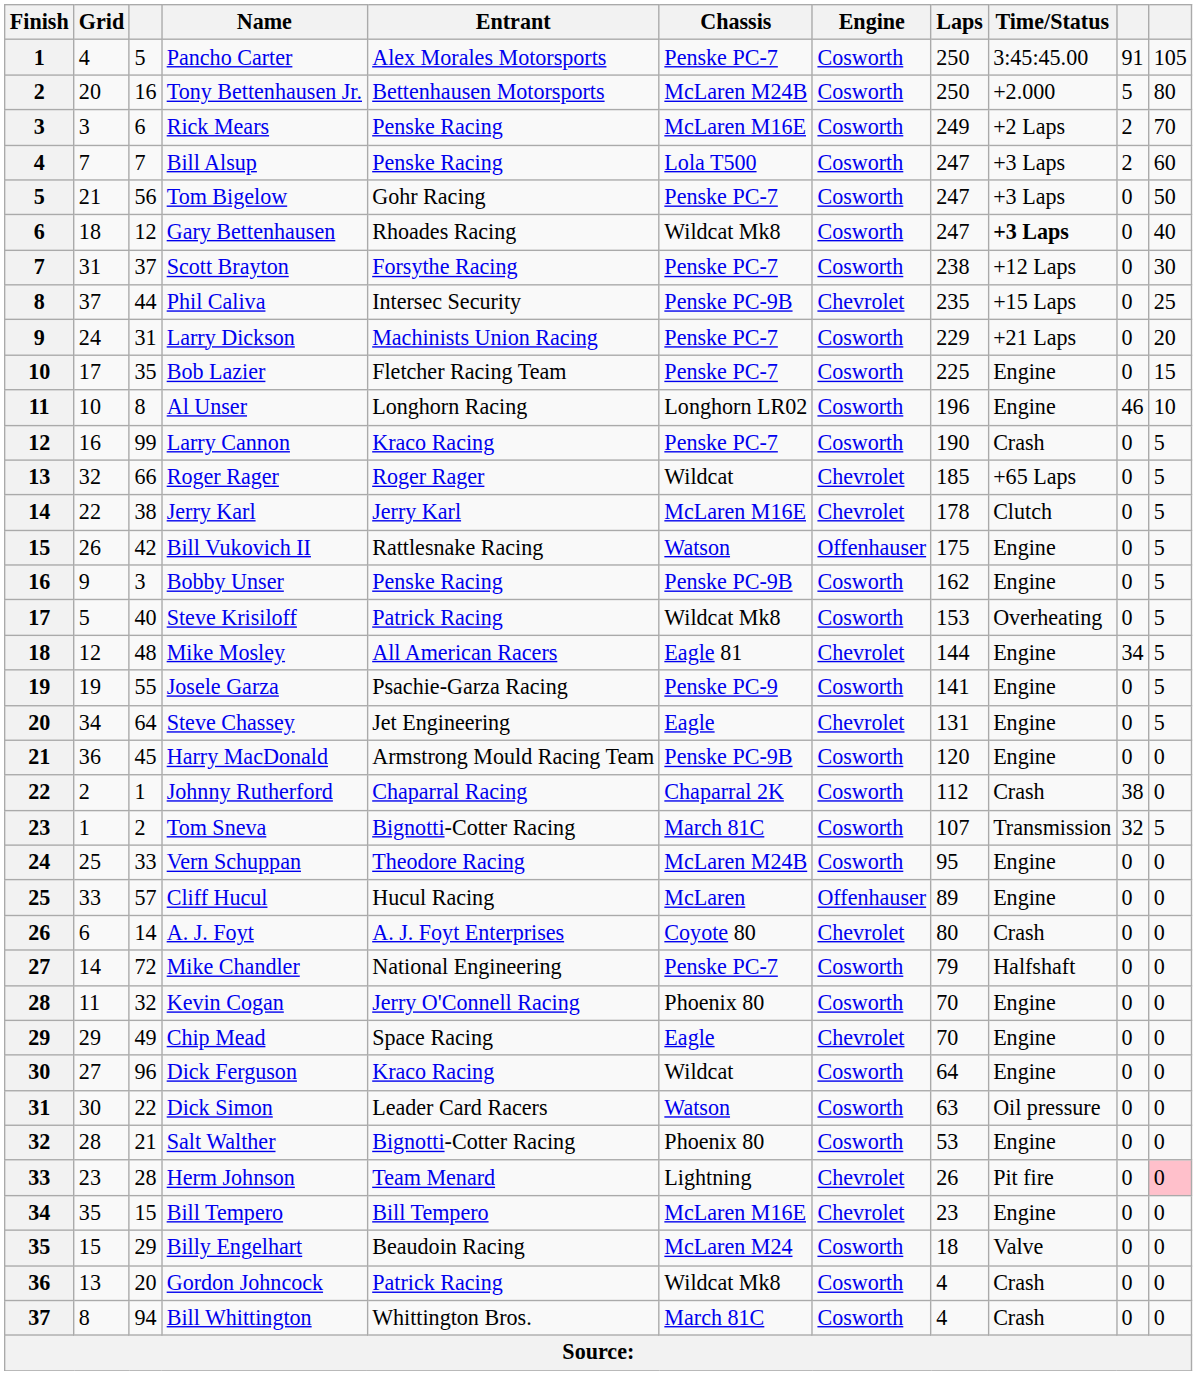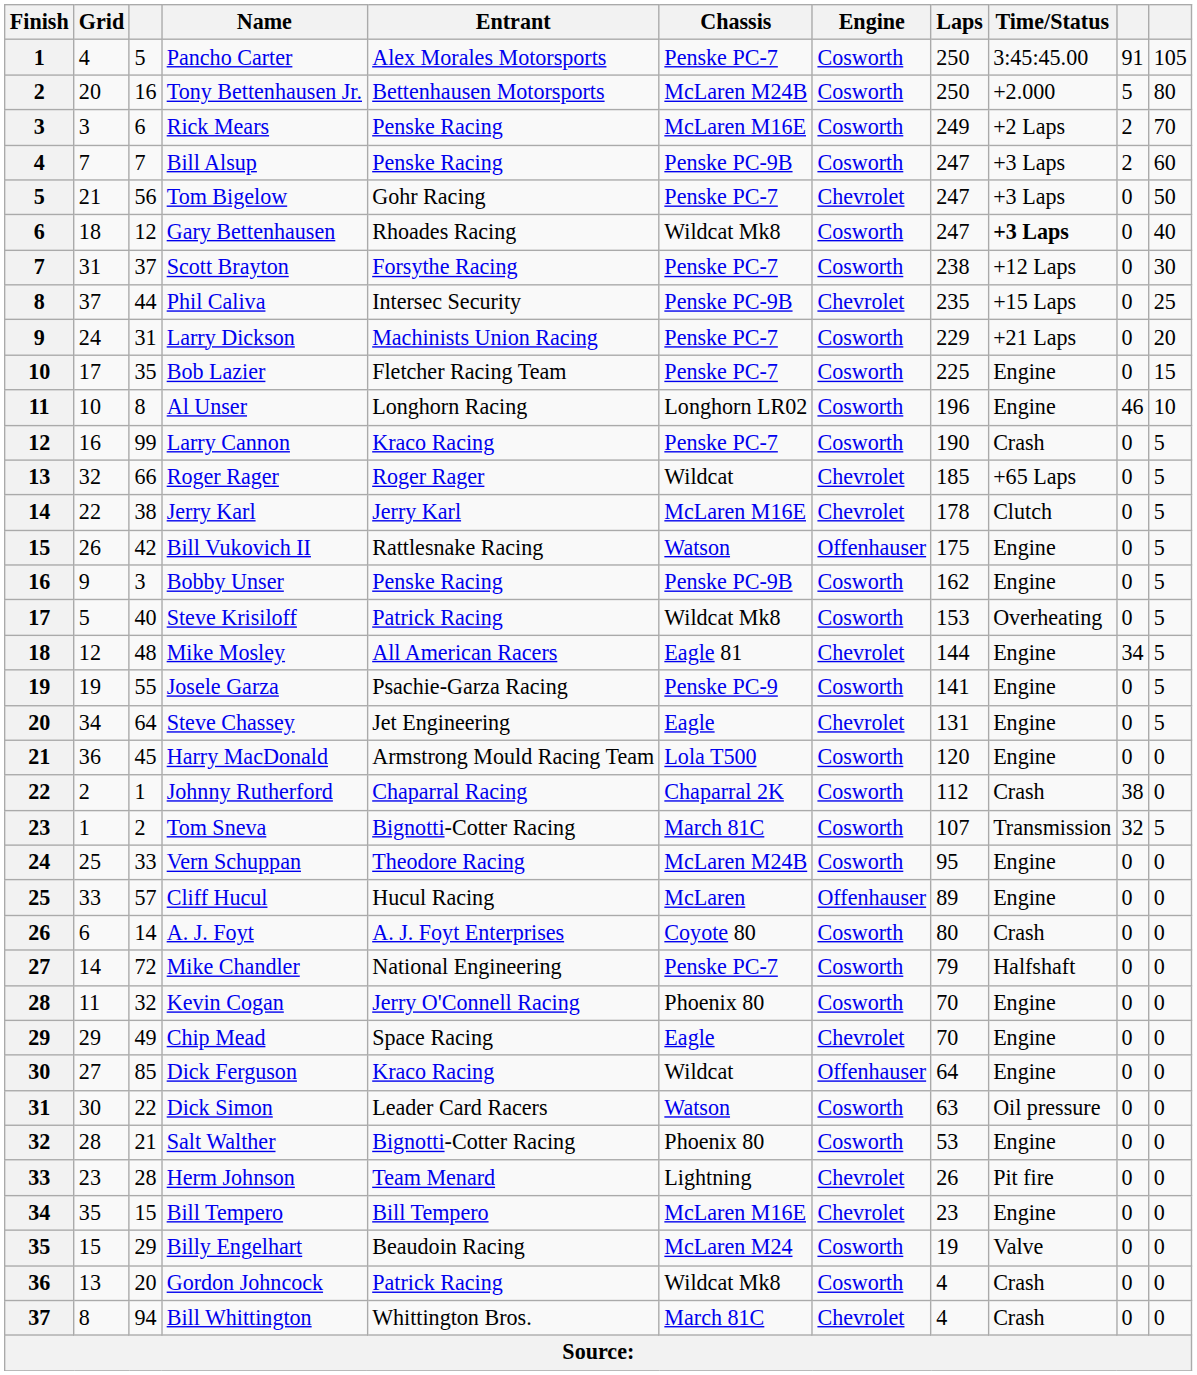(710, 162) Lola T500 -> (728, 162) Penske PC-9B
(860, 197) Cosworth -> (861, 197) Chevrolet
(728, 757) Penske PC-9B -> (710, 757) Lola T500
(861, 932) Chevrolet -> (860, 932) Cosworth
(145, 1072) 96 -> (145, 1072) 85
(860, 1072) Cosworth -> (872, 1072) Offenhauser
(1159, 1177) pink background -> (1159, 1177) no background
(947, 1247) 18 -> (947, 1247) 19
(860, 1317) Cosworth -> (861, 1317) Chevrolet
